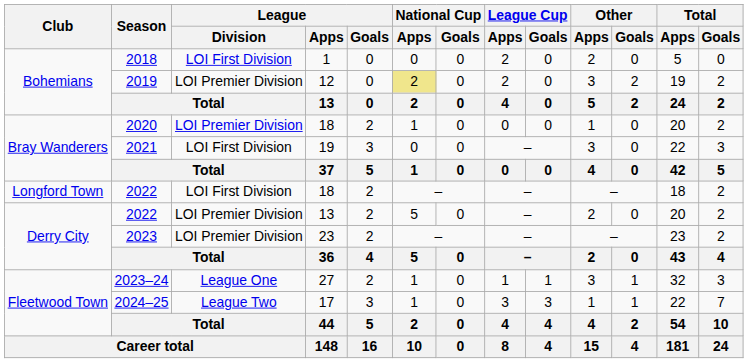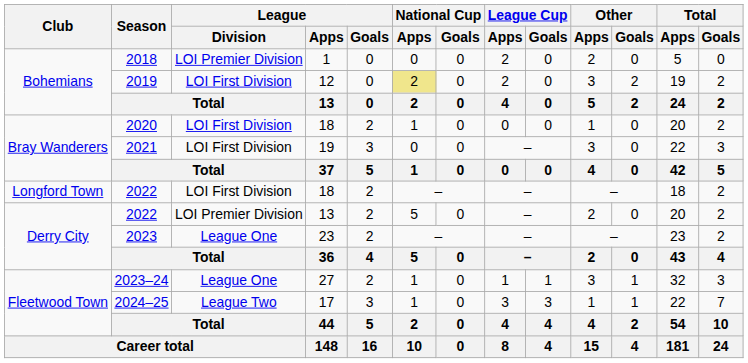(239, 59) LOI First Division -> (239, 59) LOI Premier Division
(239, 81) LOI Premier Division -> (239, 81) LOI First Division
(239, 125) LOI Premier Division -> (239, 125) LOI First Division
(239, 236) LOI Premier Division -> (239, 236) League One
